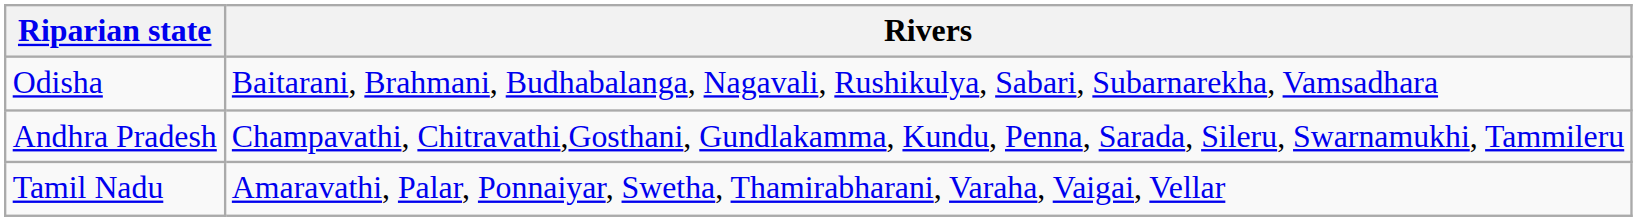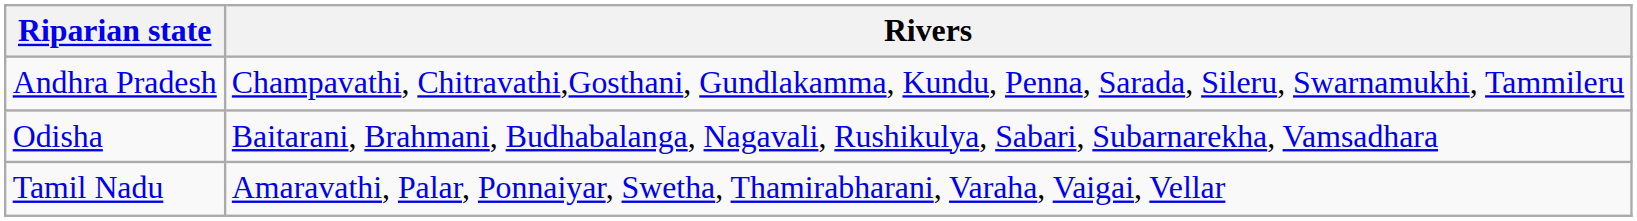rows swapped: (58, 82) <-> (115, 135)
